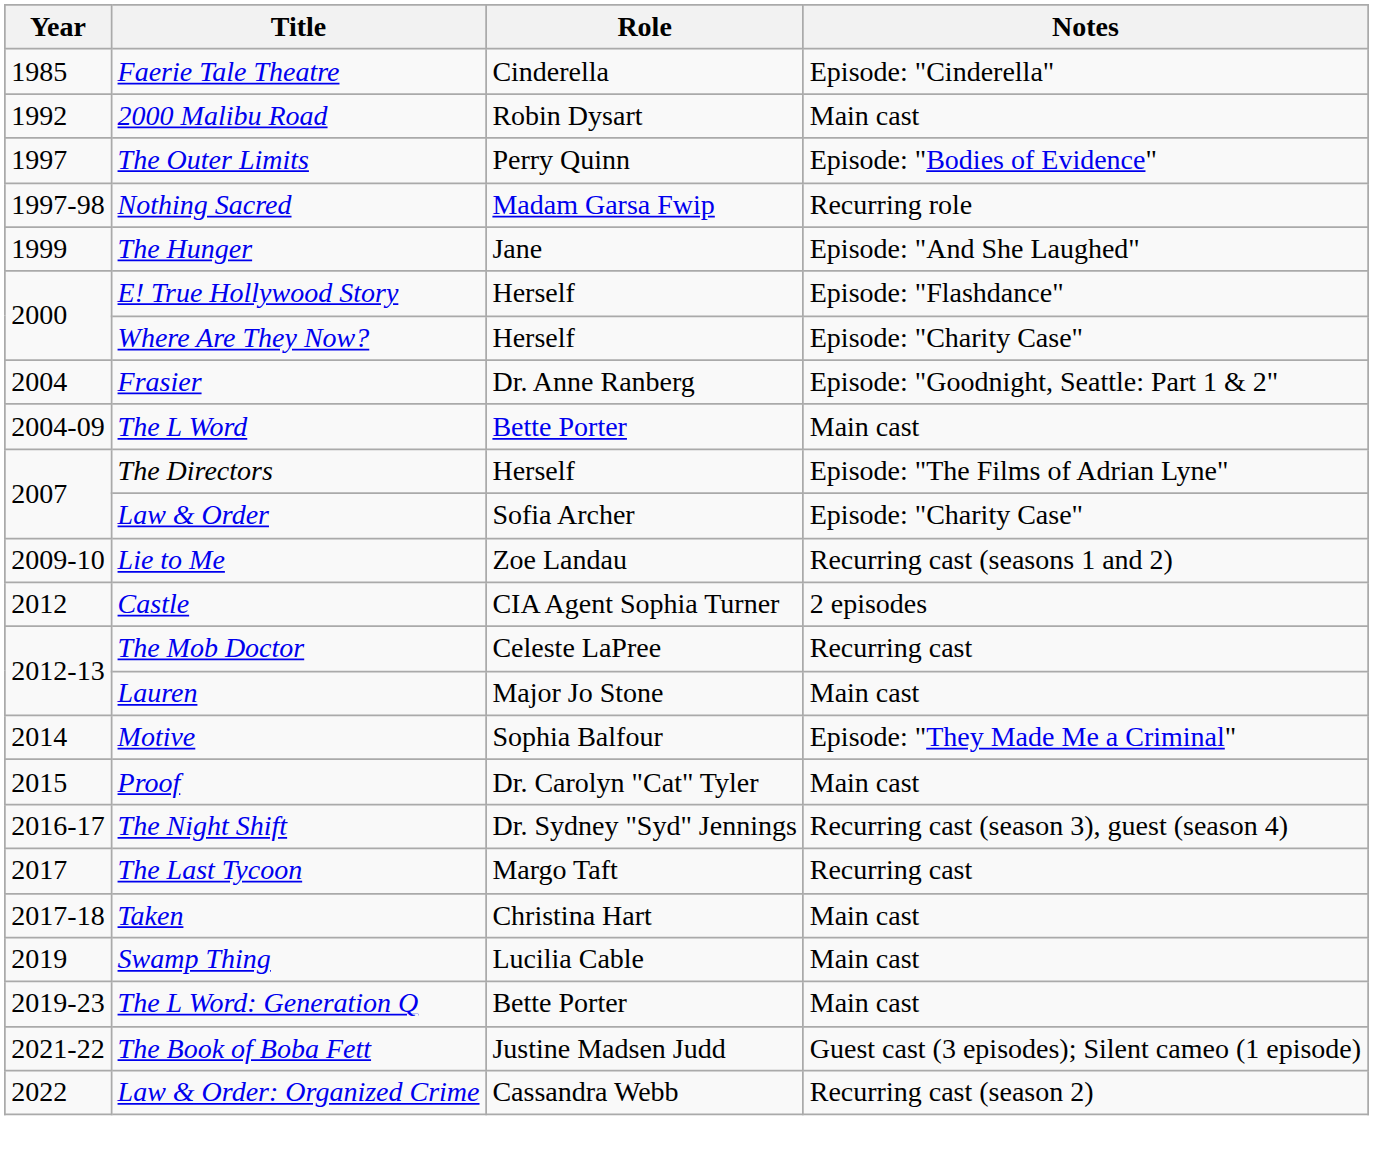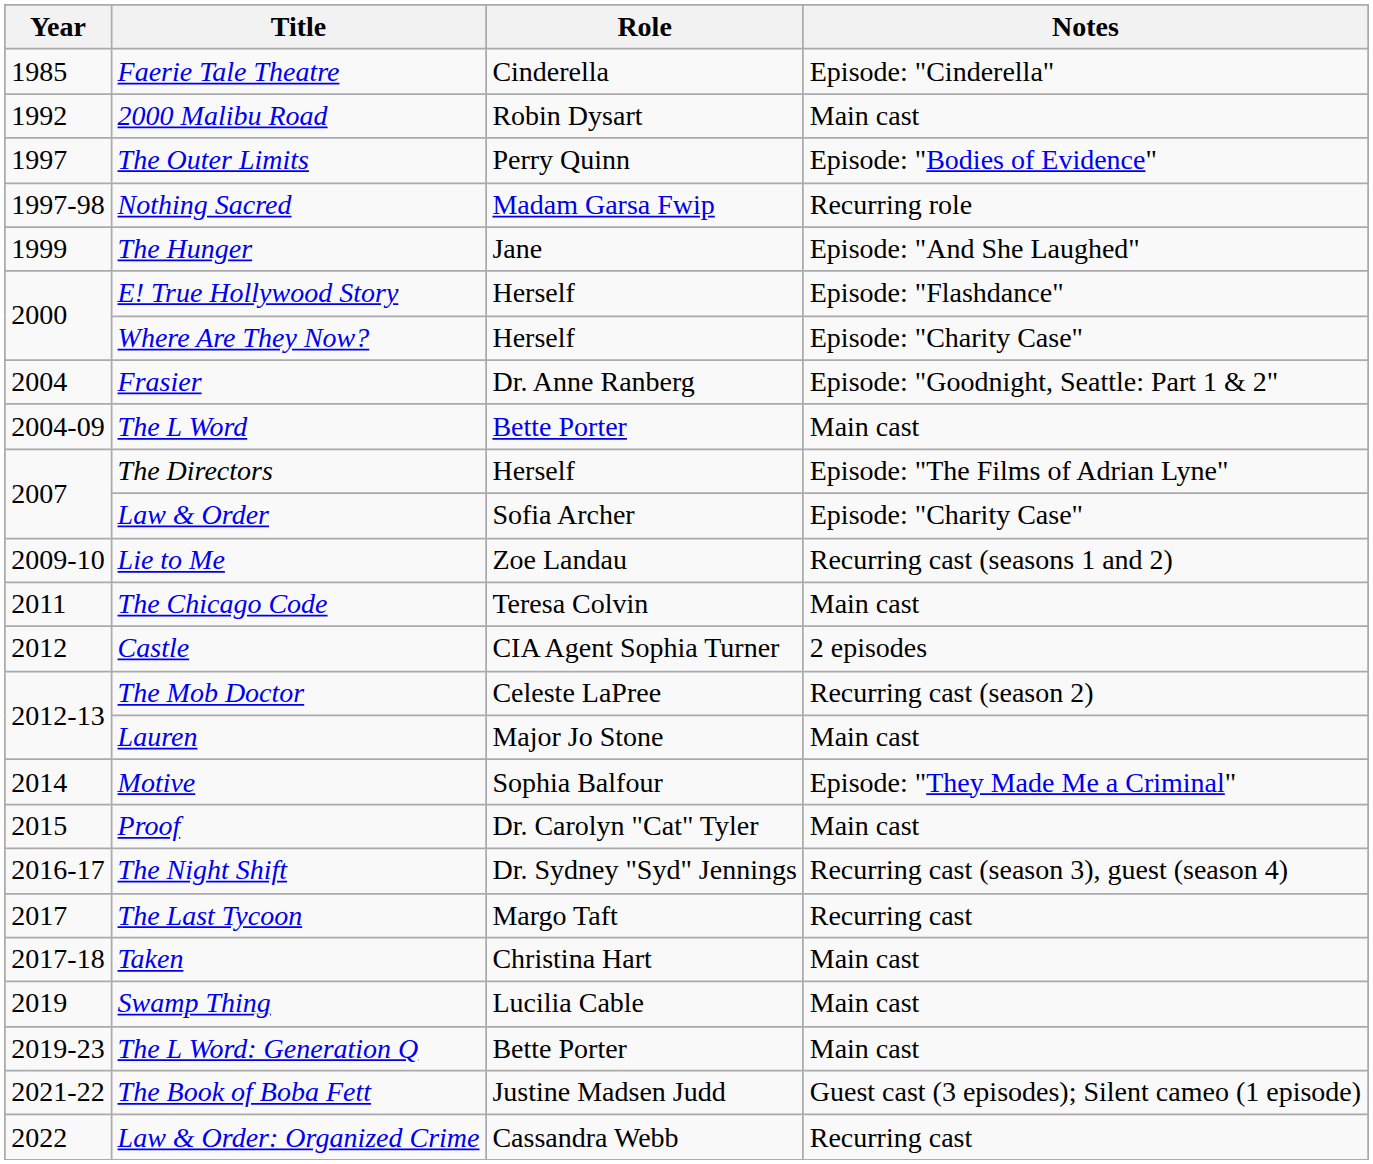+ row: (223, 603)
(891, 648) Recurring cast -> (952, 692) Recurring cast (season 2)
(952, 1092) Recurring cast (season 2) -> (891, 1136) Recurring cast
